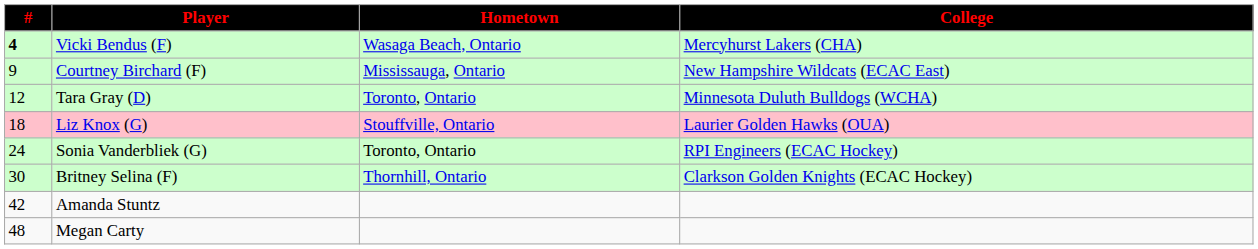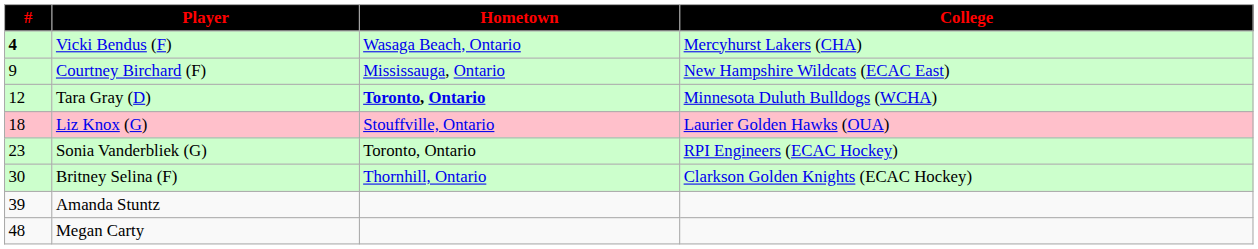(419, 97) normal -> (424, 97) bold
(17, 151) 24 -> (17, 151) 23
(17, 204) 42 -> (17, 204) 39
